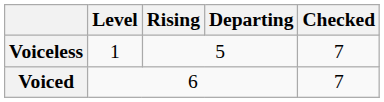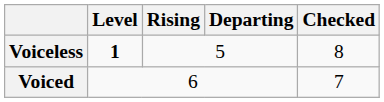(115, 50) normal -> (115, 50) bold
(339, 50) 7 -> (339, 50) 8
